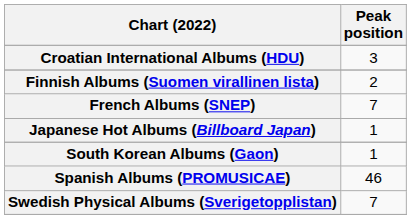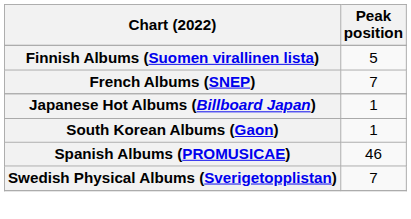- row: (172, 57)
(373, 81) 2 -> (373, 57) 5
